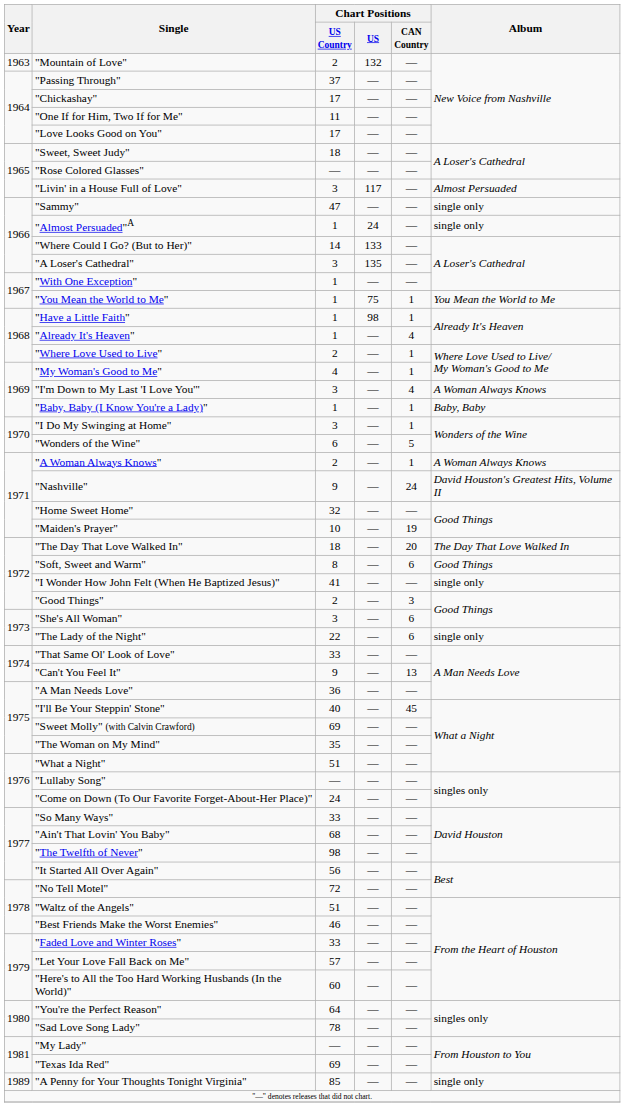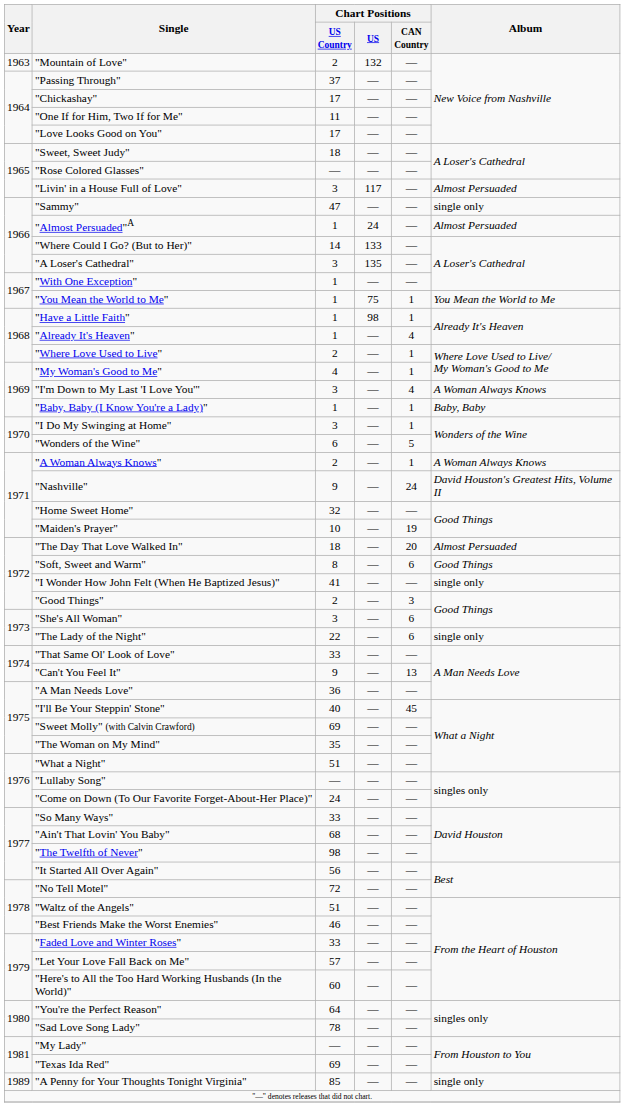(459, 225) single only -> (475, 225) Almost Persuaded
(501, 546) The Day That Love Walked In -> (475, 546) Almost Persuaded
